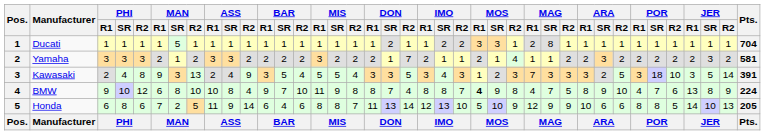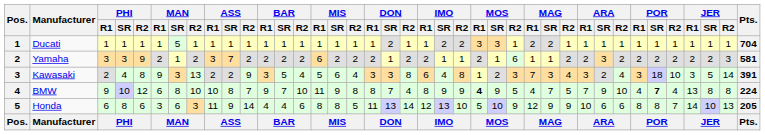(550, 43) 8 -> (550, 43) 2
(142, 59) 3 -> (142, 59) 9
(231, 59) 3 -> (231, 59) 7
(319, 59) 3 -> (319, 59) 6
(409, 59) 7 -> (409, 59) 2
(515, 59) 4 -> (515, 59) 6
(710, 59) 3 -> (710, 59) 2
(728, 59) 2 -> (728, 59) 3
(231, 74) 4 -> (231, 74) 2
(337, 74) 5 -> (337, 74) 6
(409, 74) 5 -> (409, 74) 8
(426, 74) 3 -> (426, 74) 6
(462, 74) 3 -> (462, 74) 8
(568, 74) 3 -> (568, 74) 4
(622, 74) 5 -> (622, 74) 4
(249, 90) 4 -> (249, 90) 7
(444, 90) 8 -> (444, 90) 9
(462, 90) 7 -> (462, 90) 9
(515, 90) 8 -> (515, 90) 5
(586, 90) 8 -> (586, 90) 7
(657, 90) normal -> (657, 90) bold
(675, 90) 6 -> (675, 90) 4
(728, 90) 9 -> (728, 90) 8
(160, 106) 7 -> (160, 106) 3
(178, 106) 2 -> (178, 106) 6
(195, 106) 5 -> (195, 106) 3
(266, 106) 6 -> (266, 106) 4
(355, 106) 7 -> (355, 106) 5
(675, 106) 5 -> (675, 106) 7
